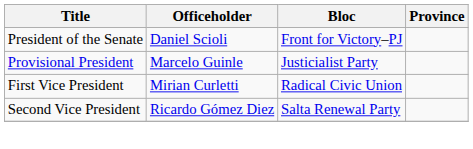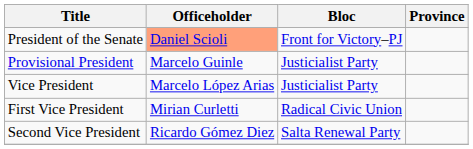(189, 39) no background -> (189, 39) lightsalmon background
+ row: (51, 86)
